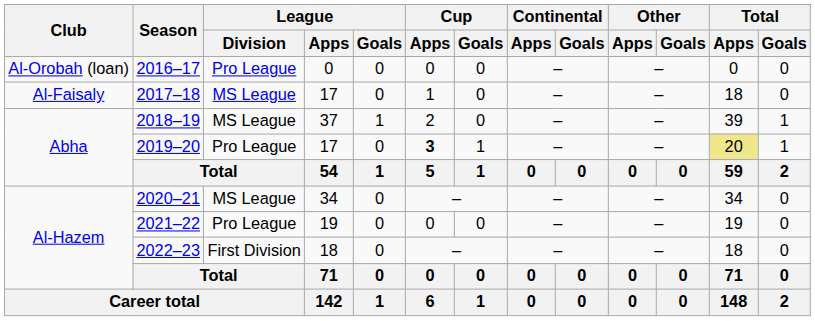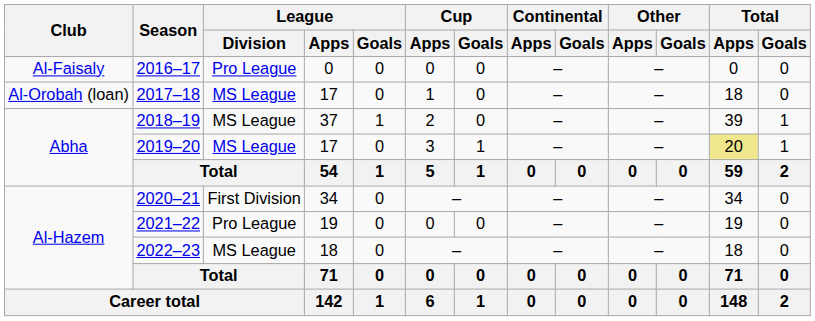(69, 69) Al-Orobah (loan) -> (69, 69) Al-Faisaly
(69, 95) Al-Faisaly -> (69, 95) Al-Orobah (loan)
(254, 146) Pro League -> (254, 146) MS League
(430, 146) bold -> (430, 146) normal
(254, 198) MS League -> (254, 198) First Division
(254, 250) First Division -> (254, 250) MS League
